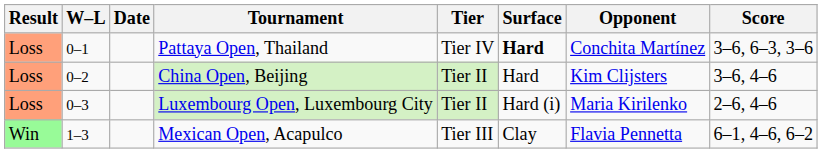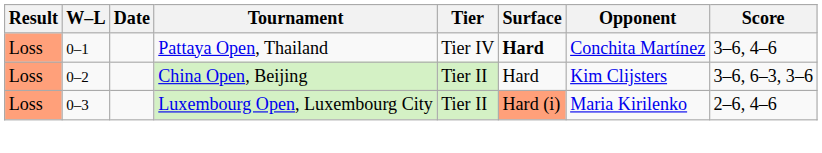(763, 47) 3–6, 6–3, 3–6 -> (745, 47) 3–6, 4–6
(745, 76) 3–6, 4–6 -> (763, 76) 3–6, 6–3, 3–6
(531, 104) no background -> (531, 104) lightsalmon background
- row: (250, 133)
